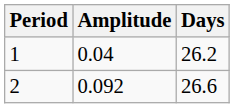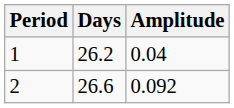columns swapped: (203, 20) <-> (124, 20)
